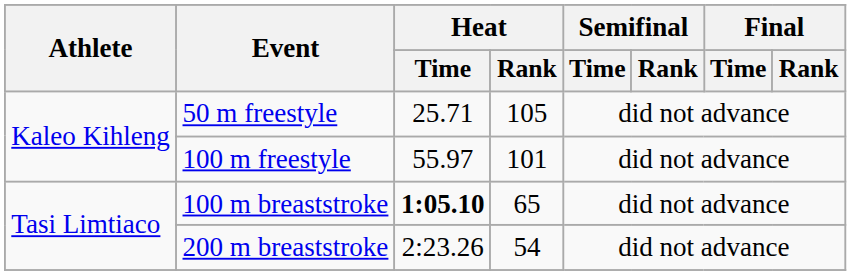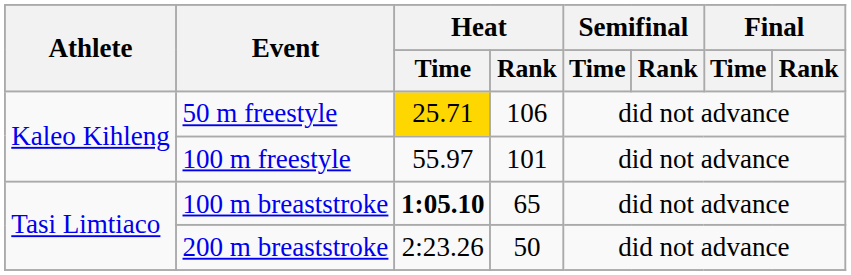(443, 114) no background -> (443, 114) gold background
(527, 114) 105 -> (527, 114) 106
(527, 248) 54 -> (527, 248) 50
